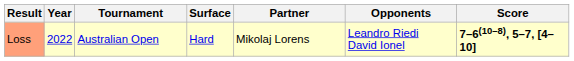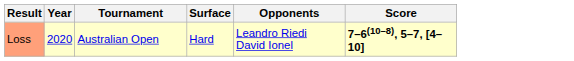- column: (289, 13)
(60, 39) 2022 -> (60, 39) 2020
